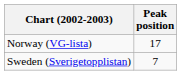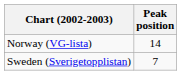(155, 43) 17 -> (155, 43) 14
